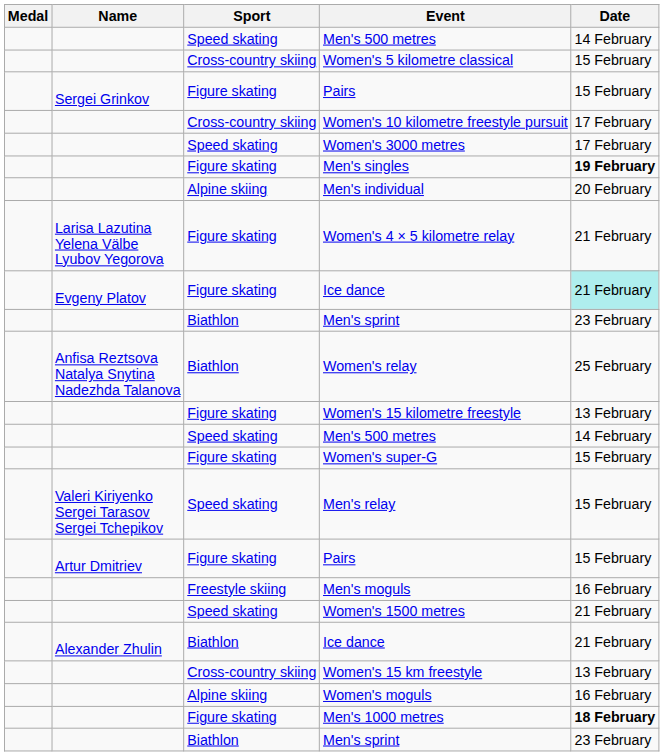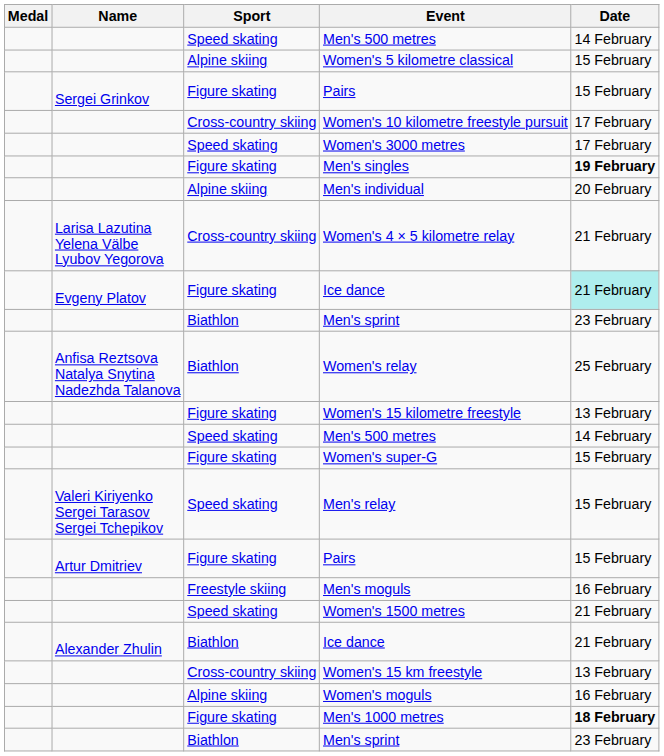(252, 61) Cross-country skiing -> (227, 61) Alpine skiing
(232, 236) Figure skating -> (252, 236) Cross-country skiing
